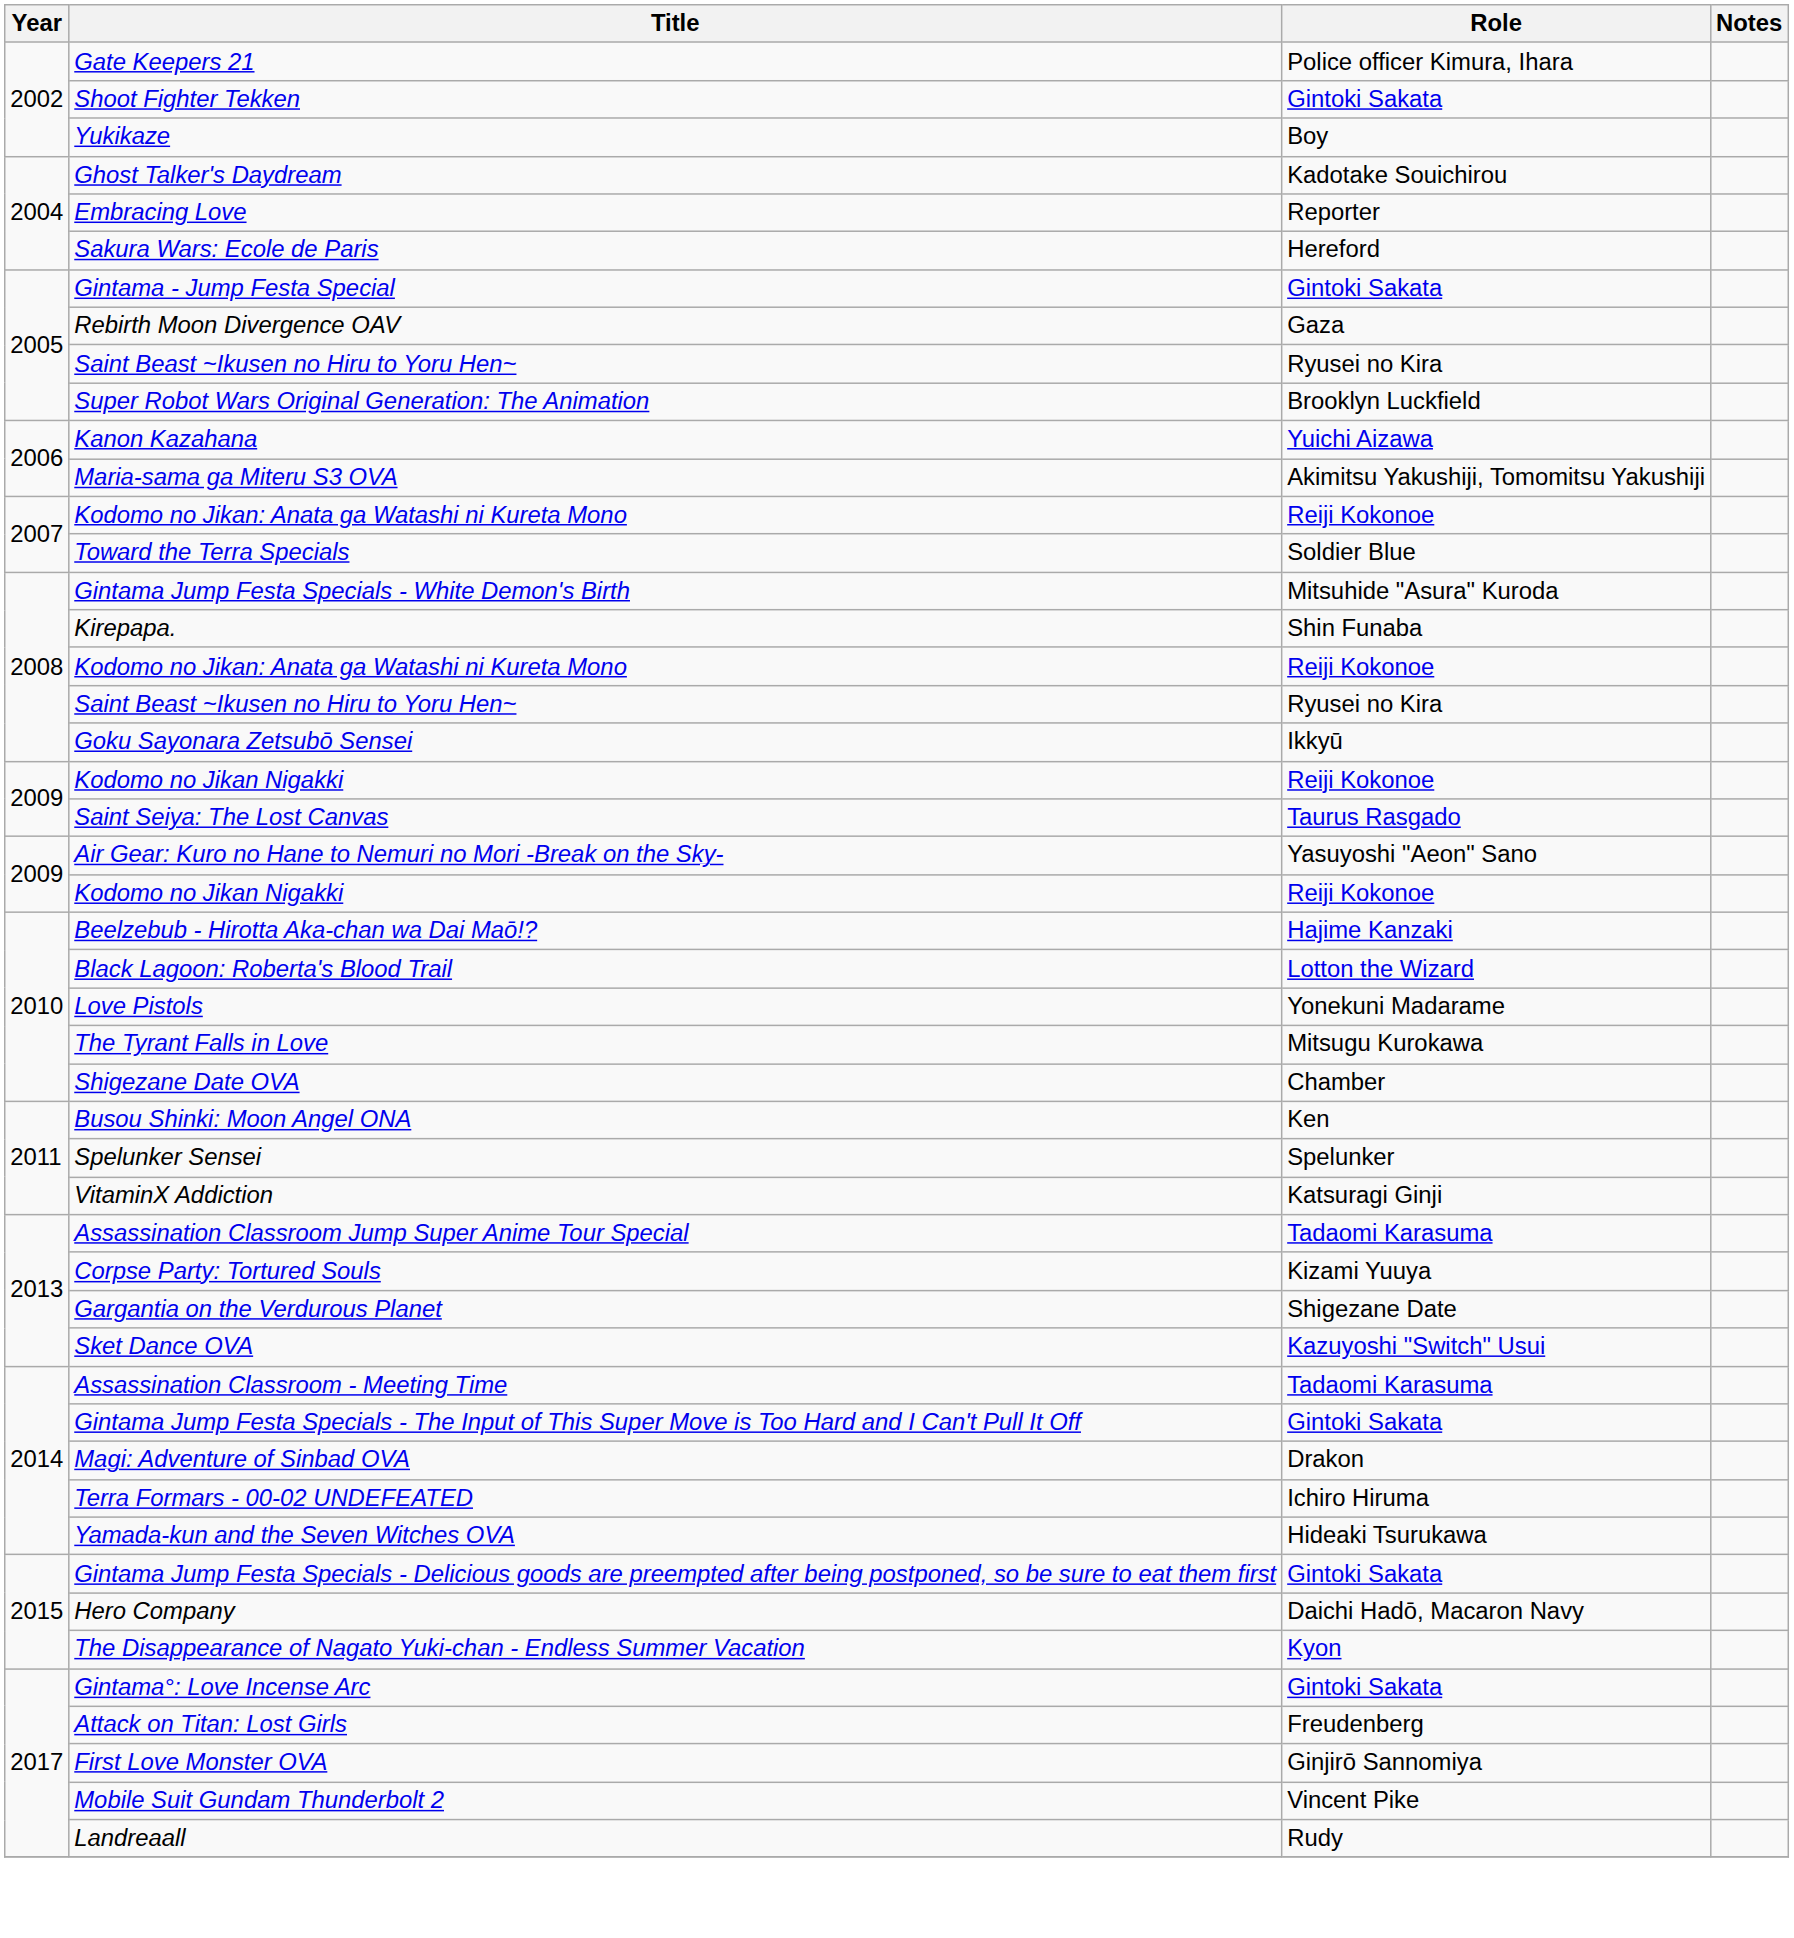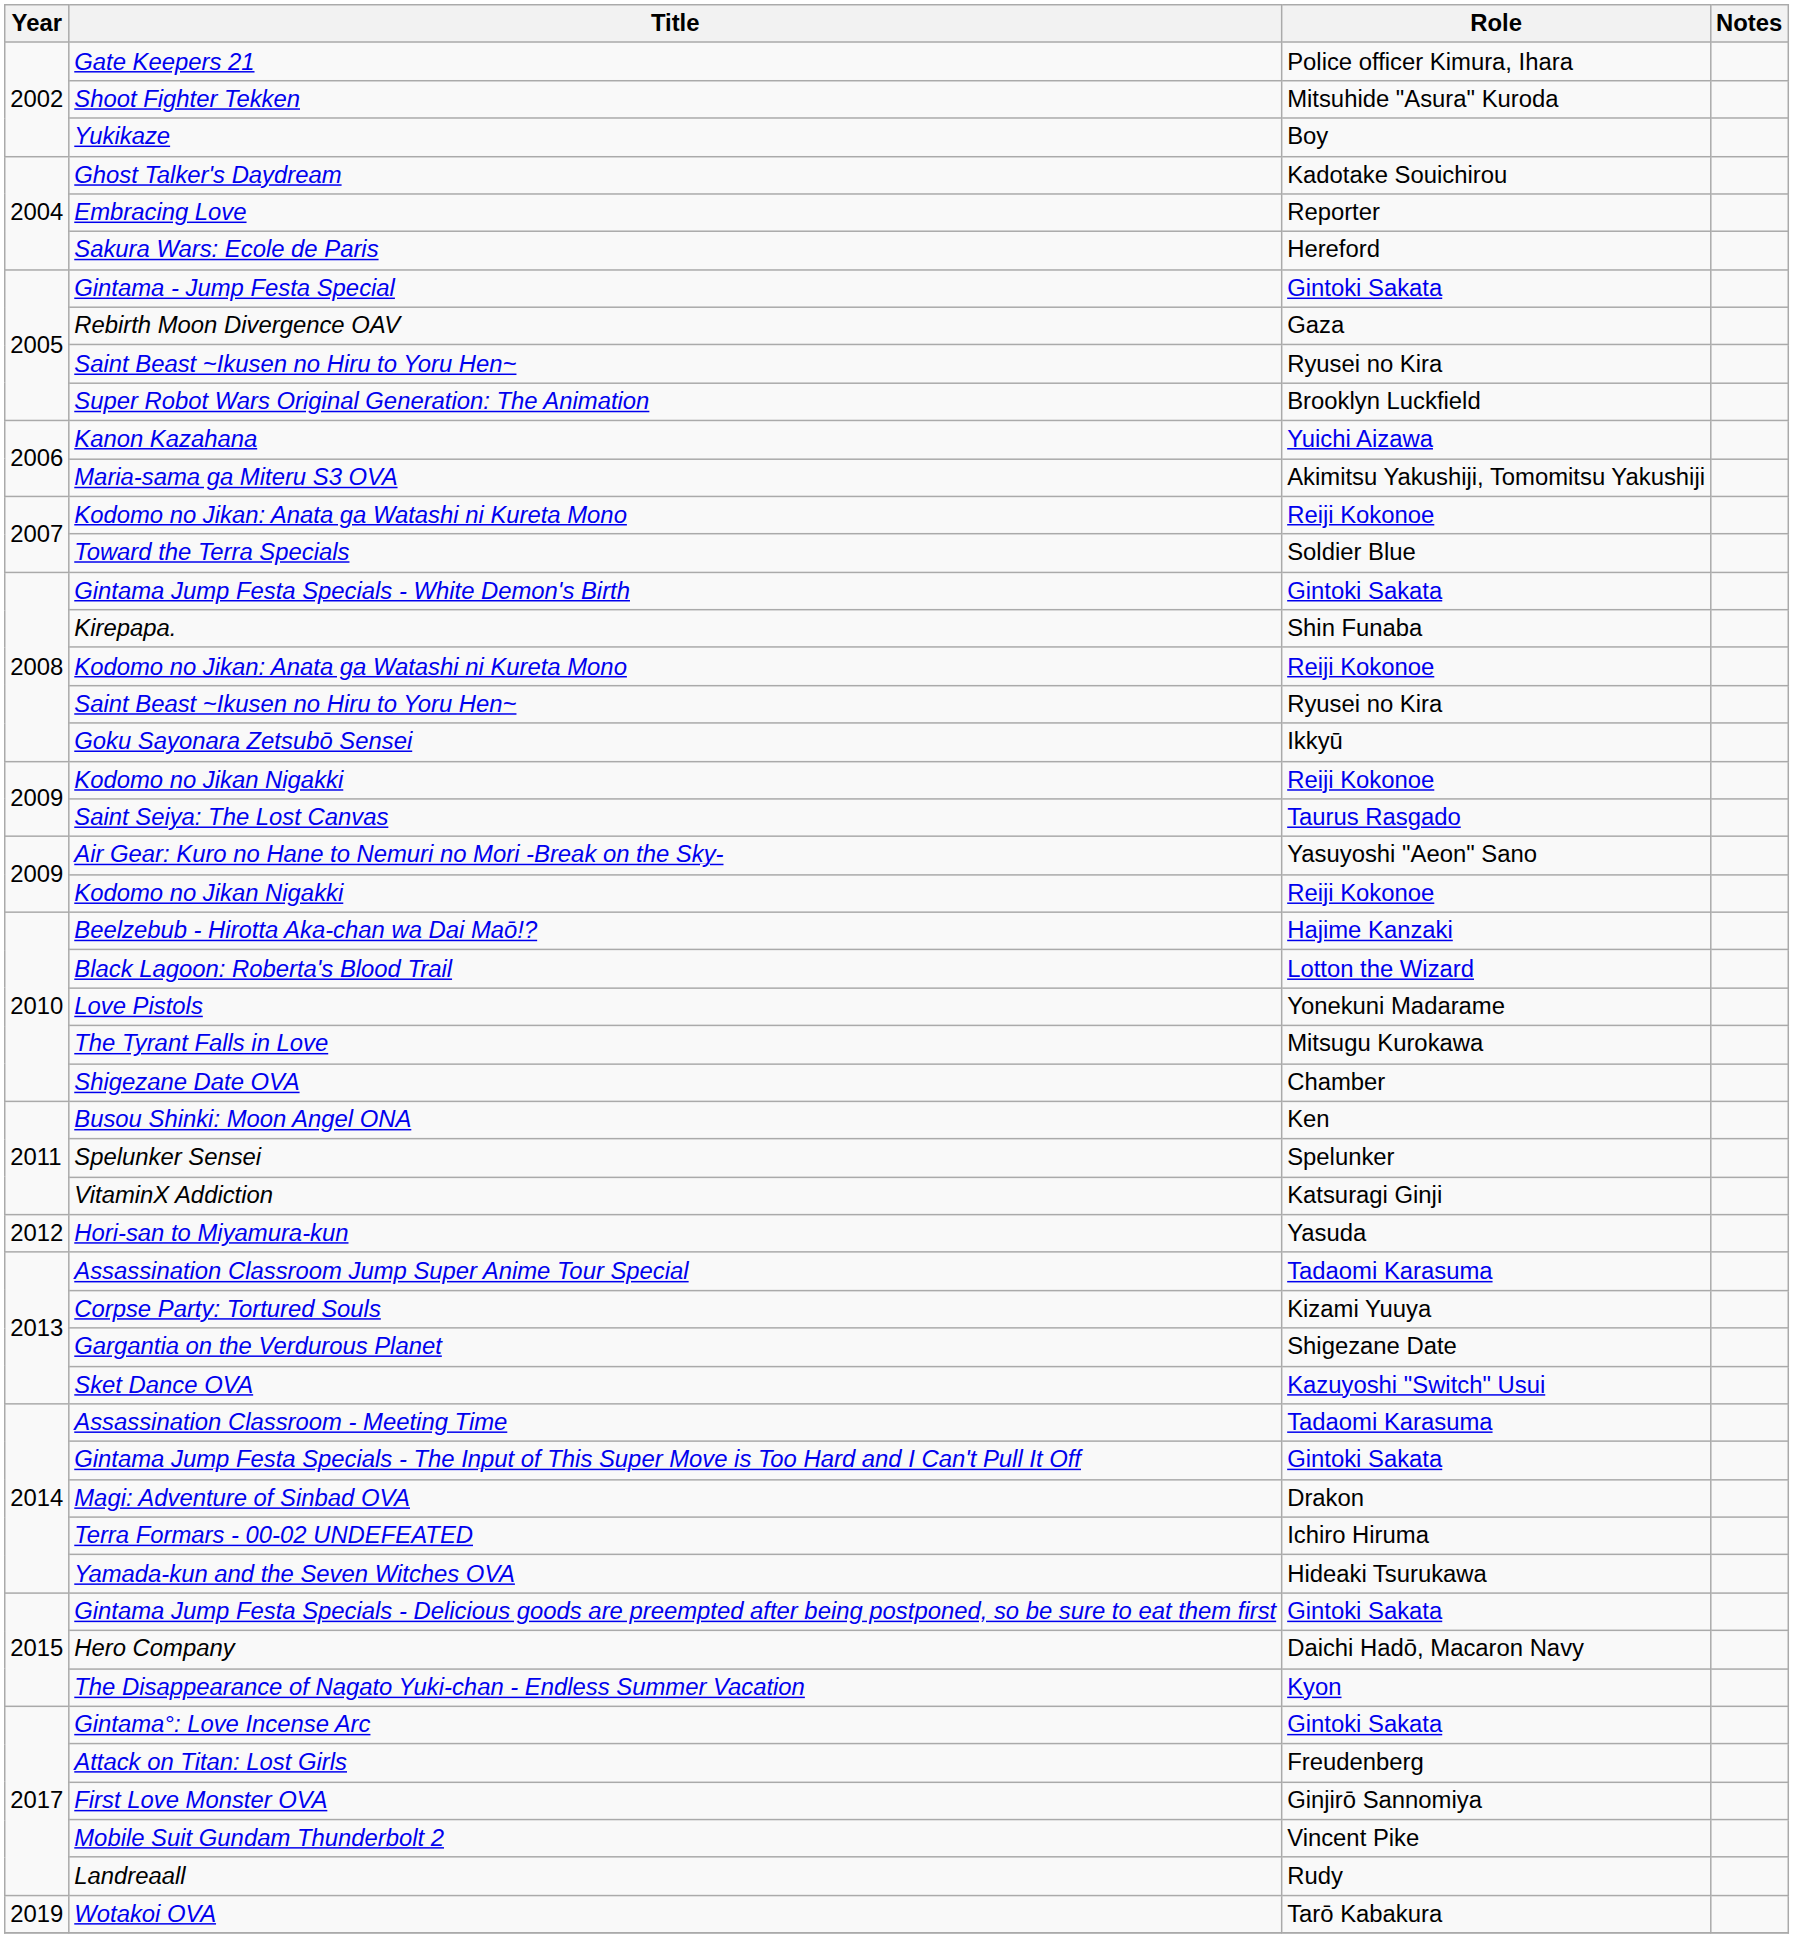(1365, 99) Gintoki Sakata -> (1423, 99) Mitsuhide "Asura" Kuroda
(1423, 590) Mitsuhide "Asura" Kuroda -> (1365, 590) Gintoki Sakata
+ row: (37, 1233)
+ row: (37, 1913)
